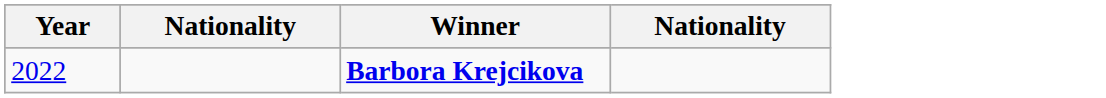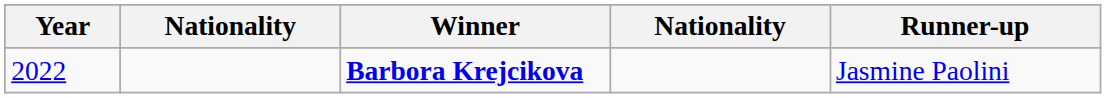+ column: (965, 26)
